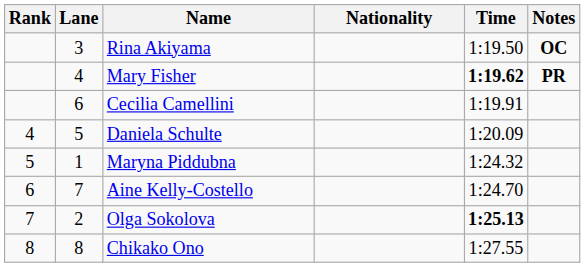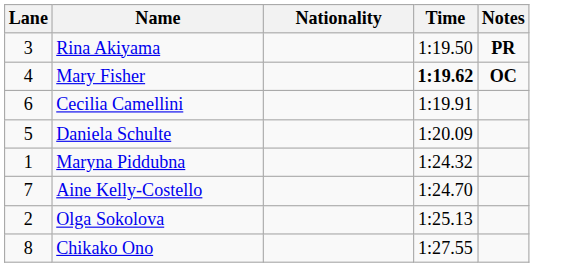- column: (30, 18)
(554, 47) OC -> (503, 47) PR
(554, 76) PR -> (503, 76) OC
(496, 219) bold -> (445, 219) normal
